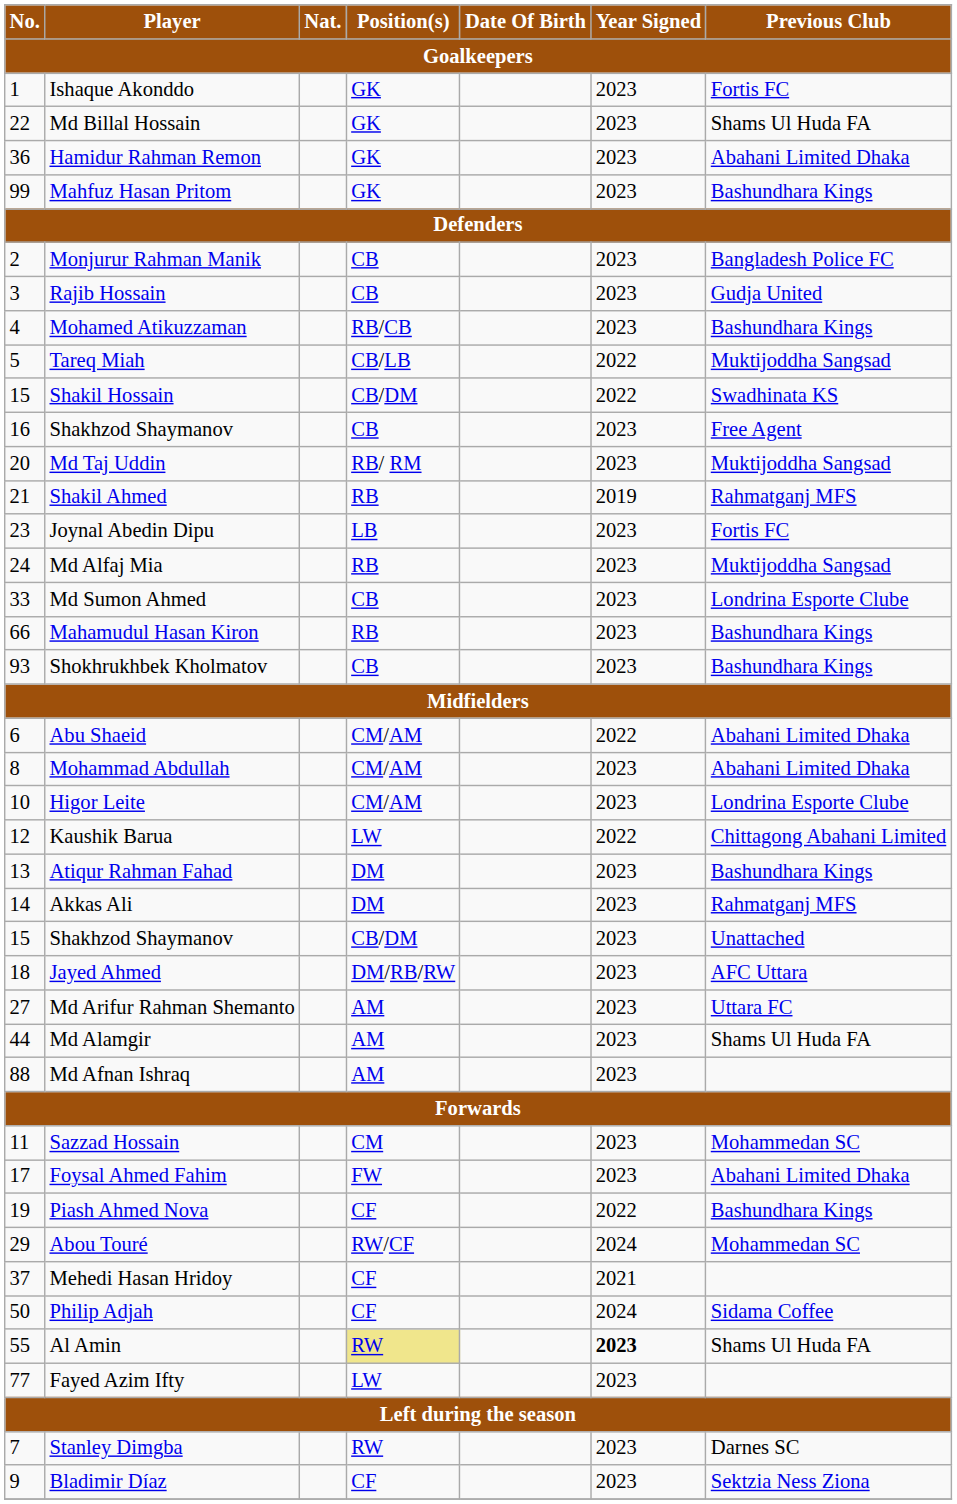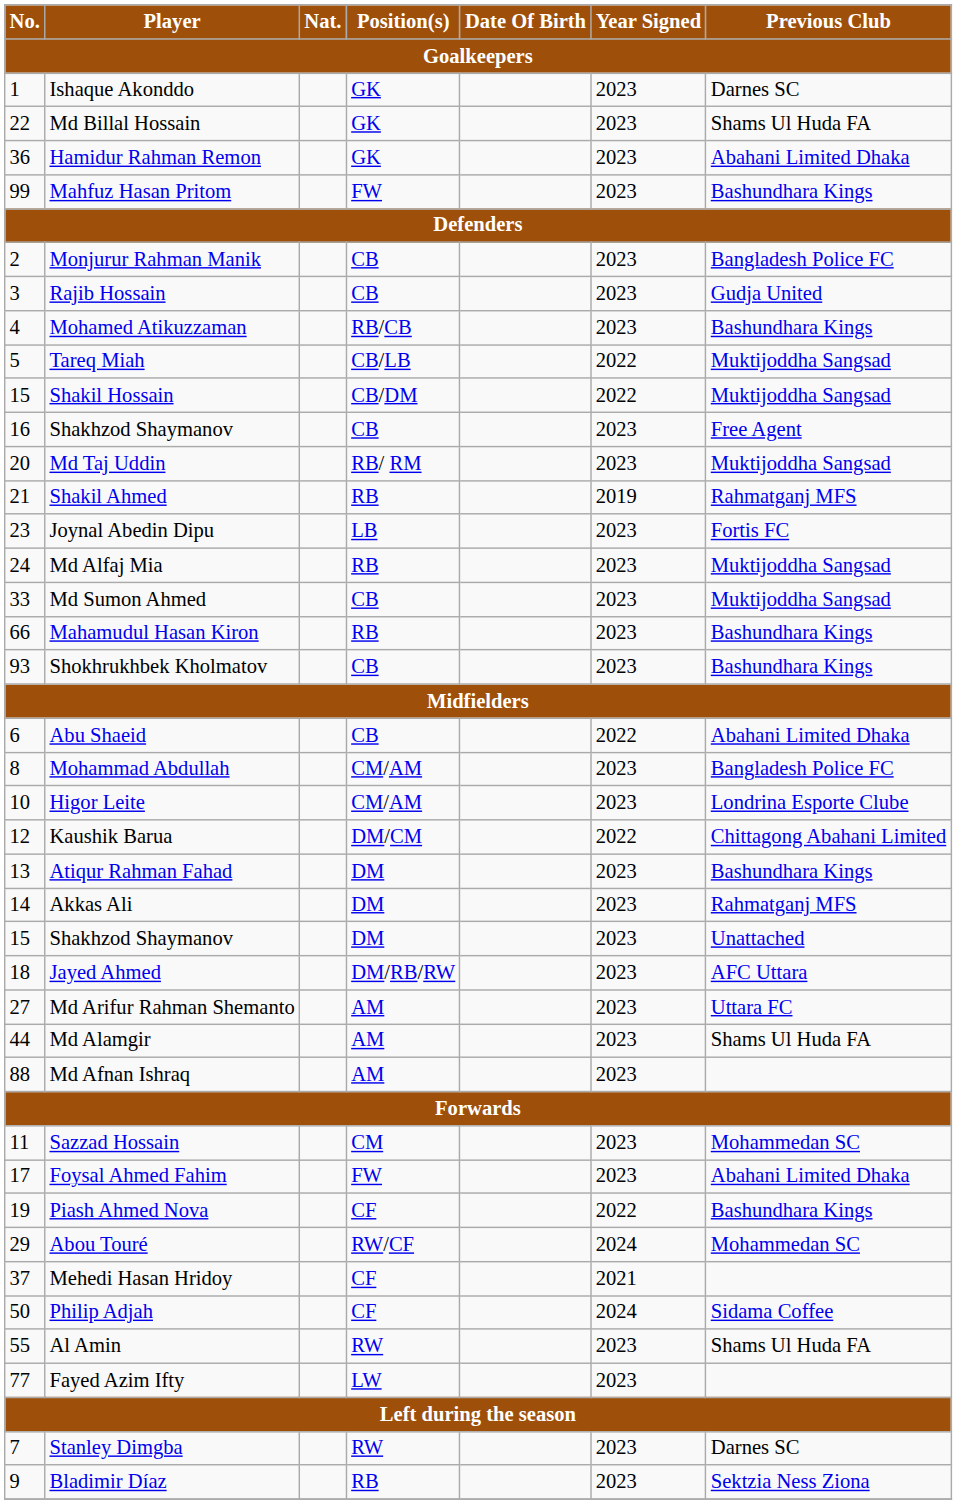(750, 89) Fortis FC -> (755, 89) Darnes SC
(366, 191) GK -> (367, 191) FW
(775, 395) Swadhinata KS -> (801, 395) Muktijoddha Sangsad
(810, 599) Londrina Esporte Clube -> (801, 599) Muktijoddha Sangsad
(387, 735) CM/AM -> (365, 735) CB
(810, 769) Abahani Limited Dhaka -> (802, 769) Bangladesh Police FC
(366, 836) LW -> (387, 836) DM/CM
(384, 938) CB/DM -> (368, 938) DM
(367, 1346) khaki background -> (367, 1346) no background
(616, 1346) bold -> (616, 1346) normal
(364, 1482) CF -> (365, 1482) RB
